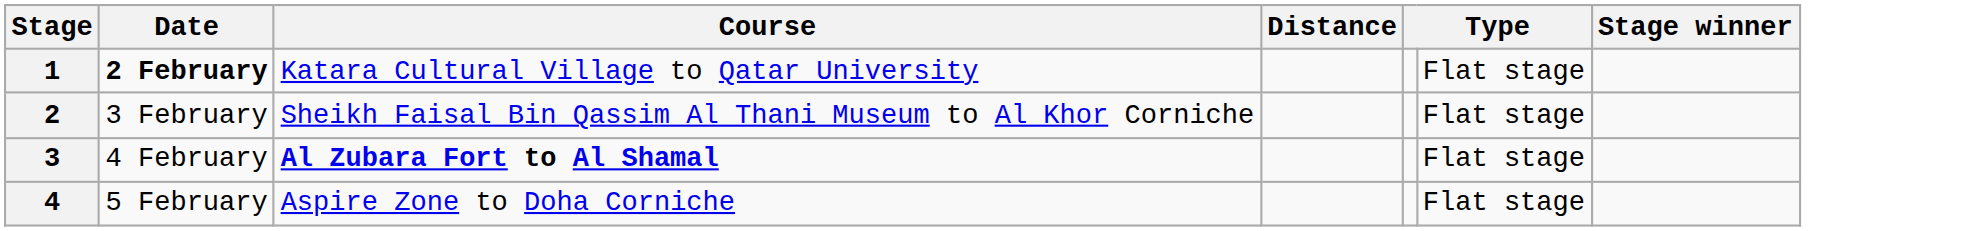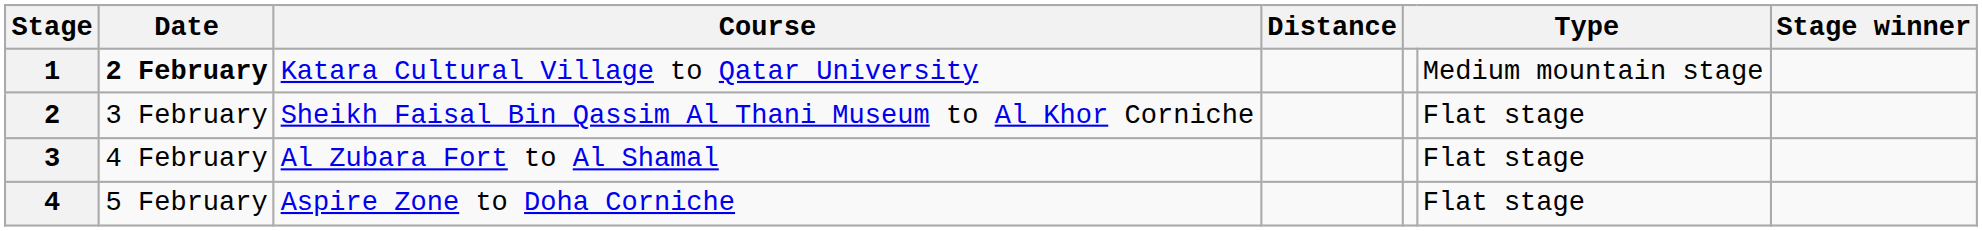(1504, 71) Flat stage -> (1593, 71) Medium mountain stage
(500, 159) bold -> (500, 159) normal
